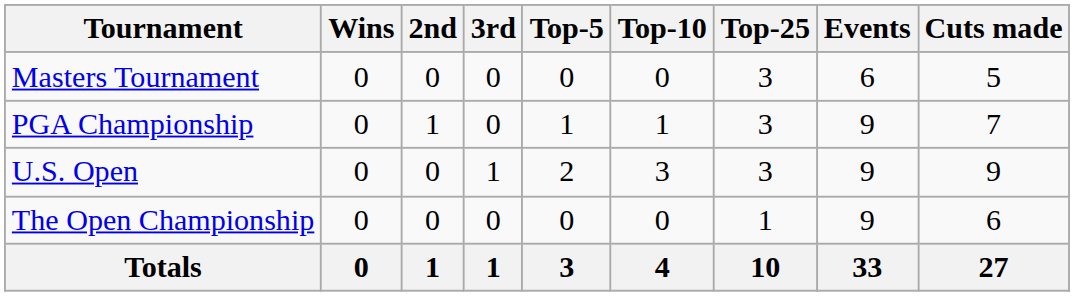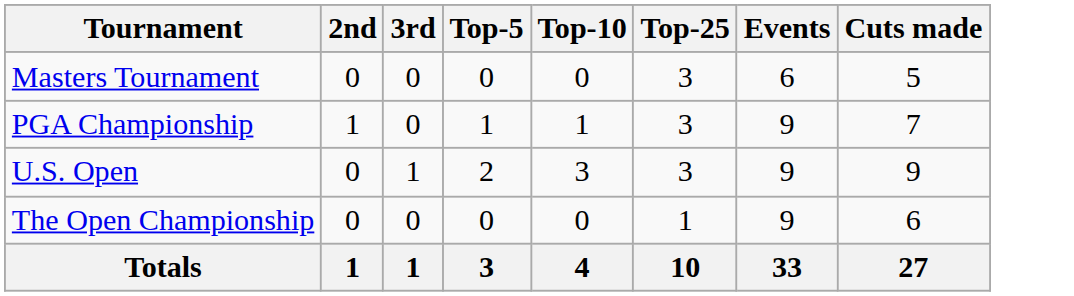- column: (361, 28)
